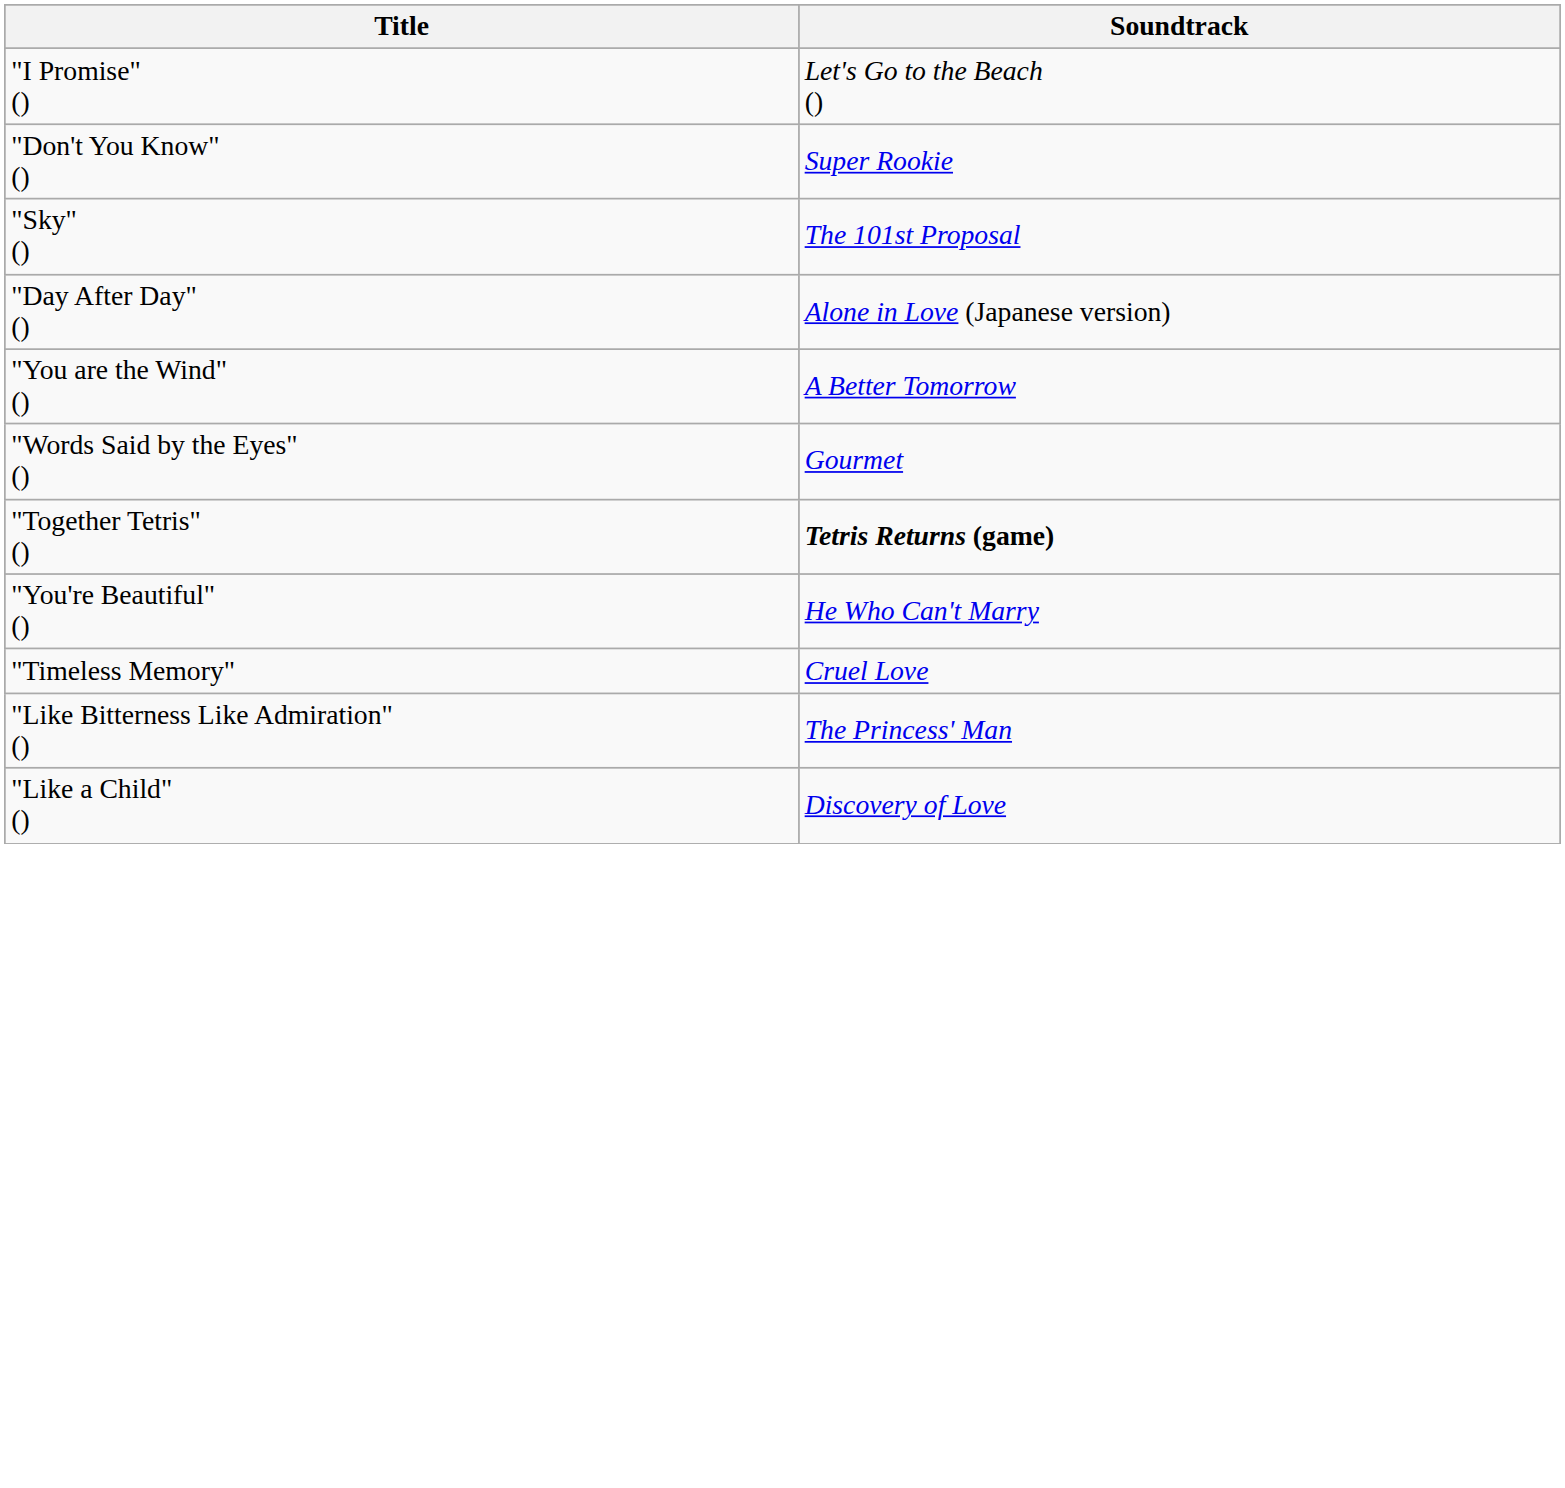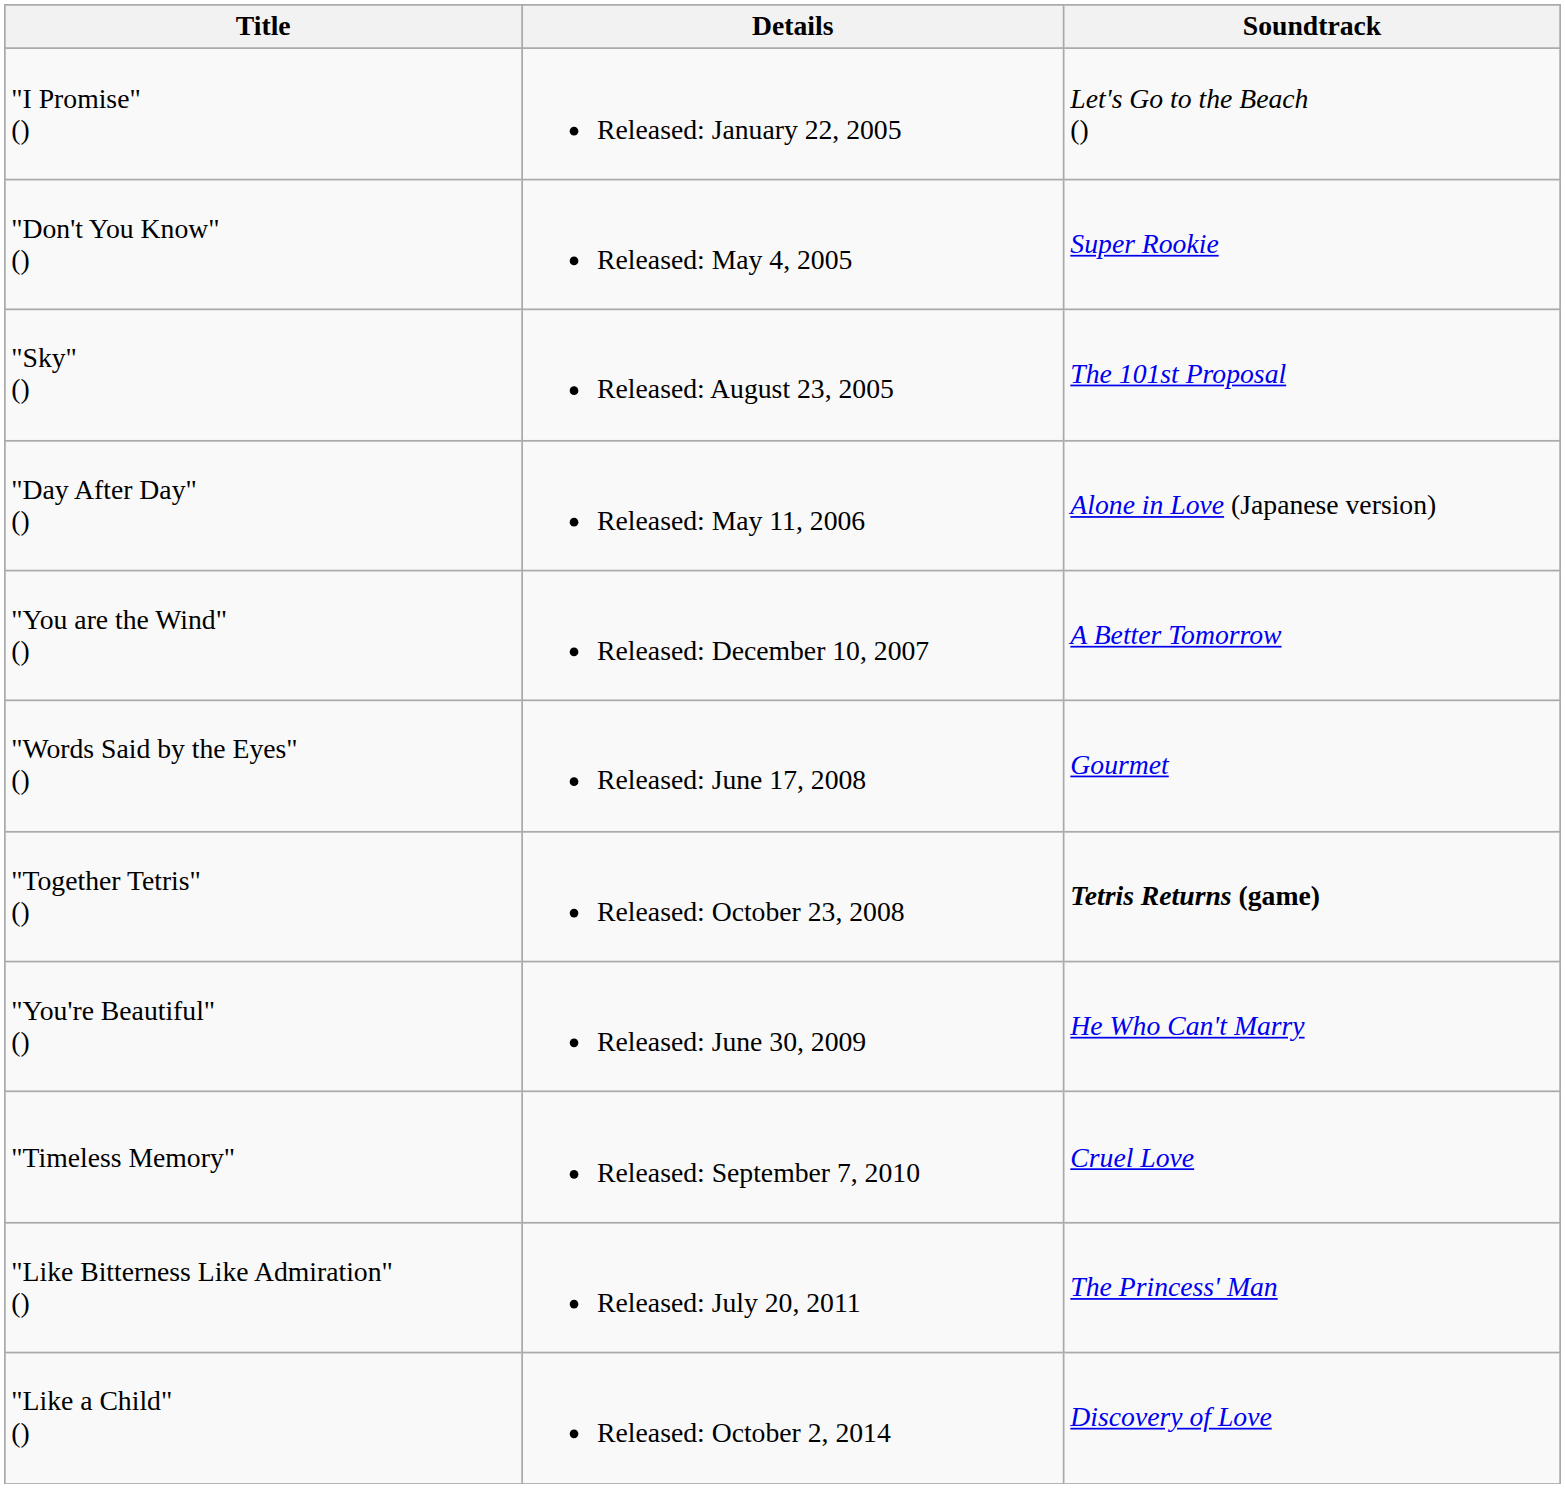+ column: (793, 26)
